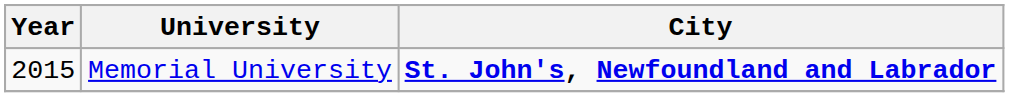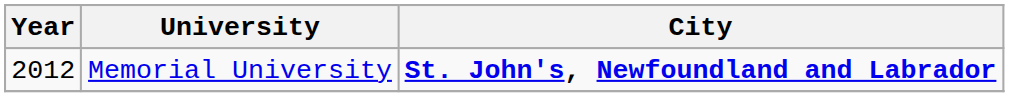(43, 70) 2015 -> (43, 70) 2012
